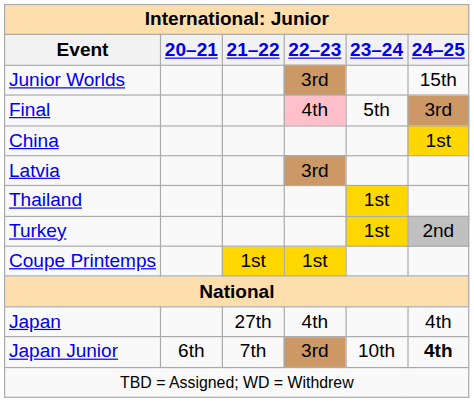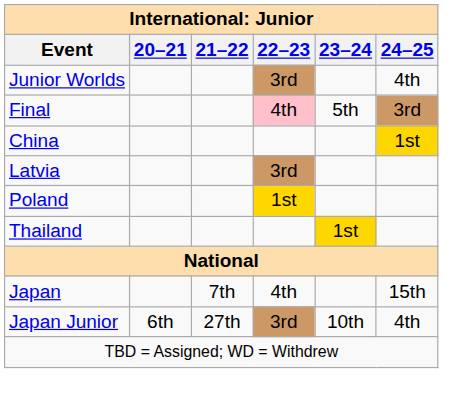(438, 79) 15th -> (407, 79) 4th
+ row: (39, 200)
- row: (38, 230)
- row: (83, 261)
(253, 321) 27th -> (222, 291) 7th
(438, 321) 4th -> (407, 291) 15th
(253, 351) 7th -> (222, 321) 27th
(438, 351) bold -> (407, 321) normal
